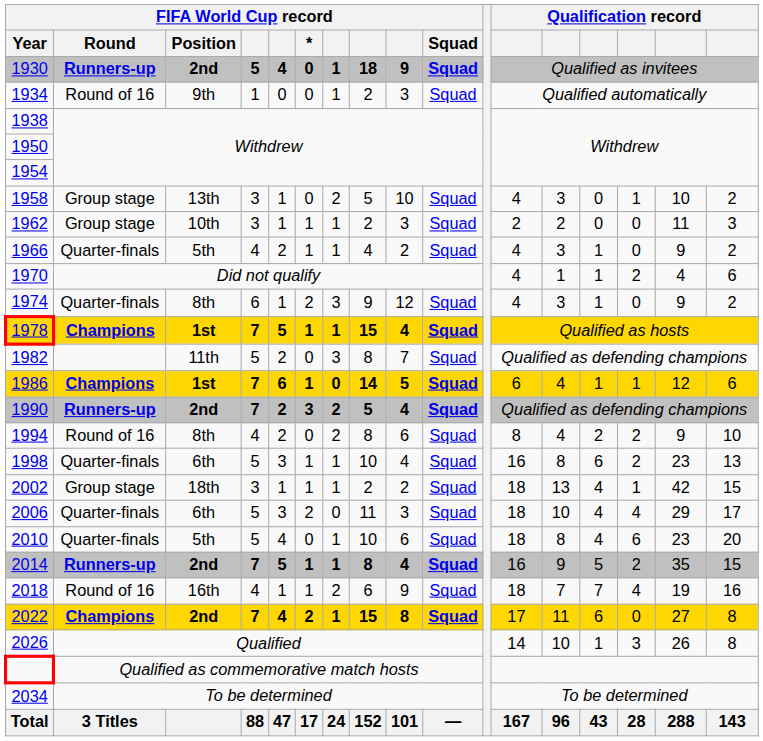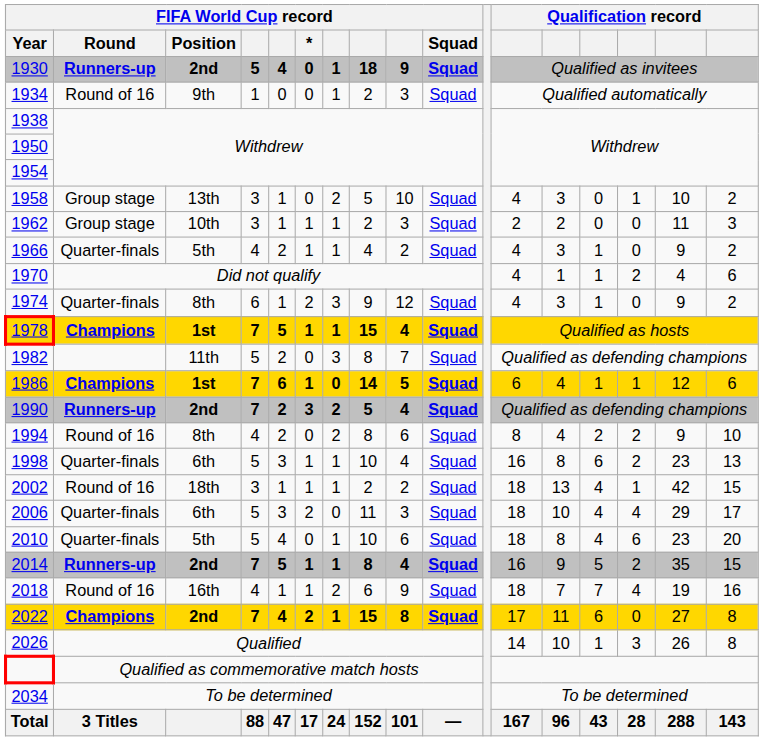(110, 487) Group stage -> (110, 487) Round of 16
